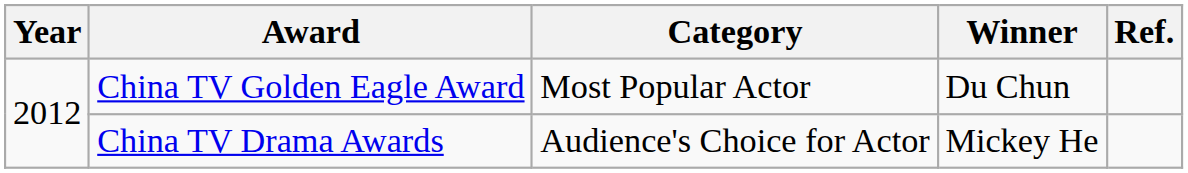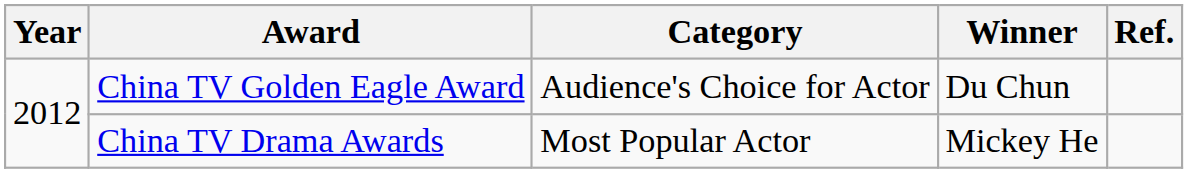(675, 85) Most Popular Actor -> (735, 85) Audience's Choice for Actor
(735, 140) Audience's Choice for Actor -> (675, 140) Most Popular Actor
